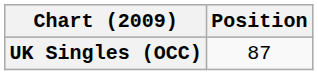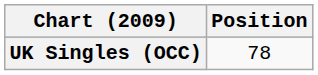(259, 54) 87 -> (259, 54) 78
